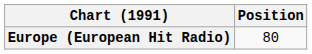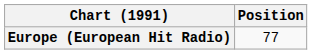(271, 38) 80 -> (271, 38) 77
